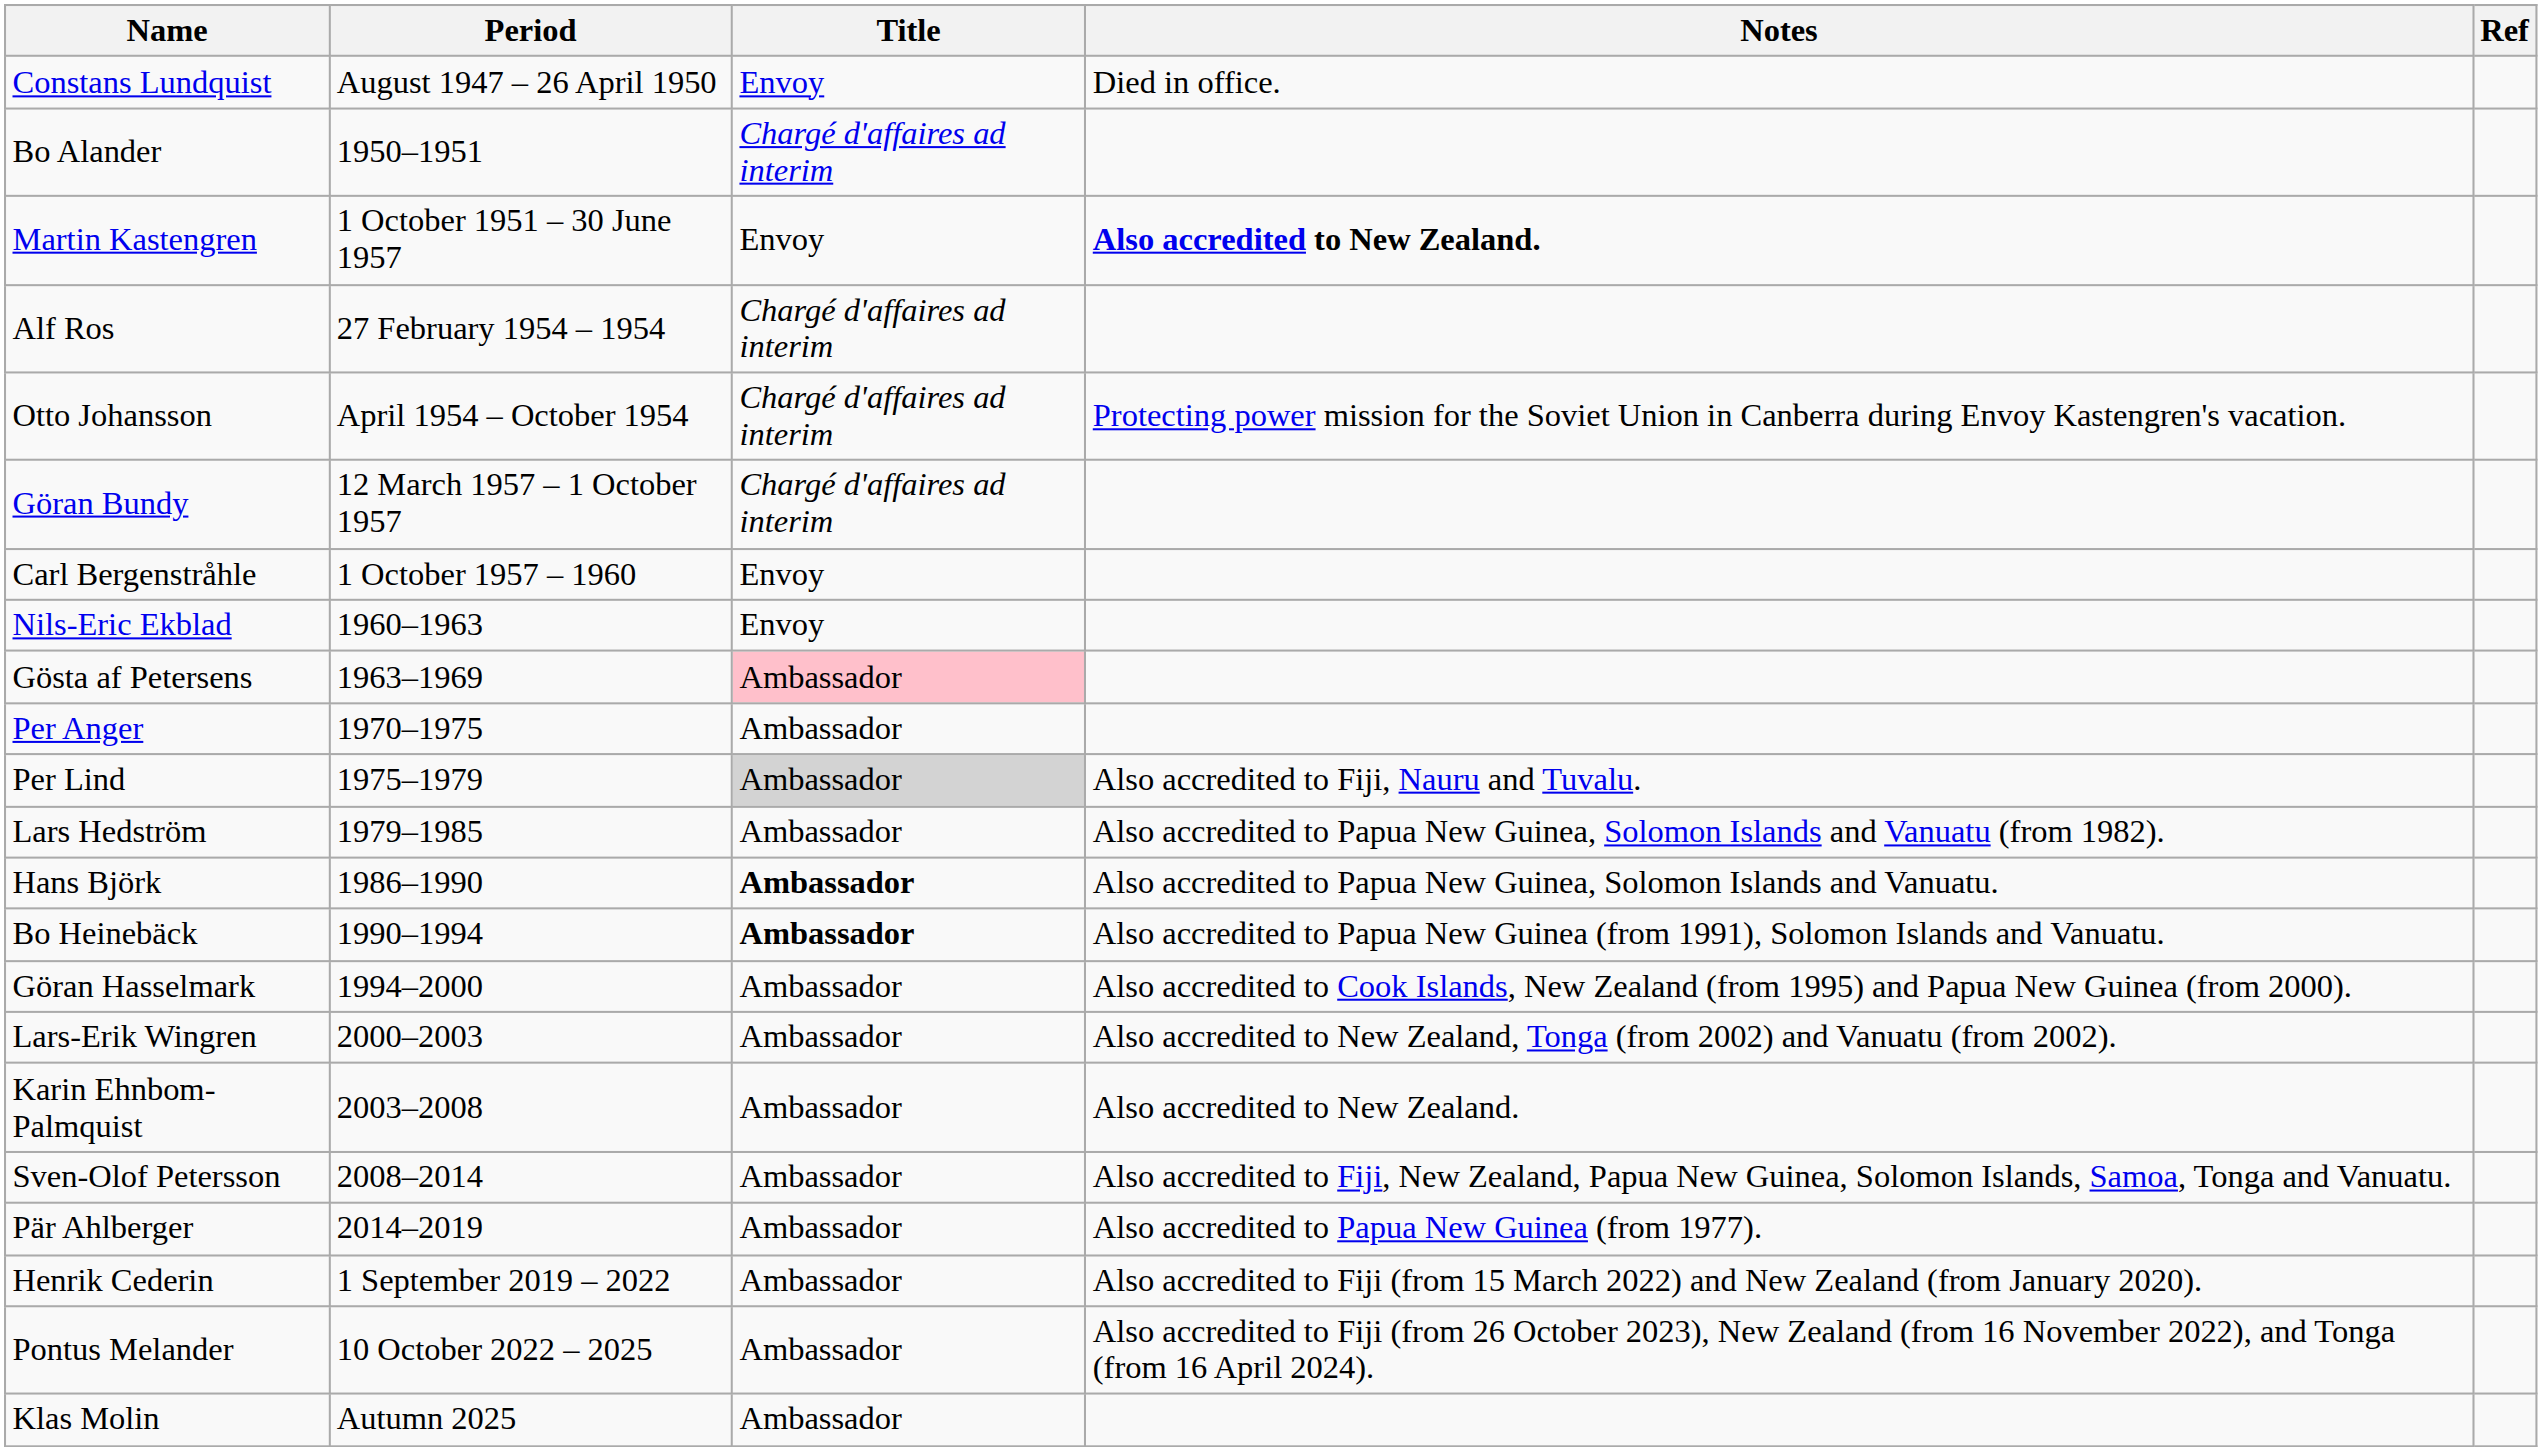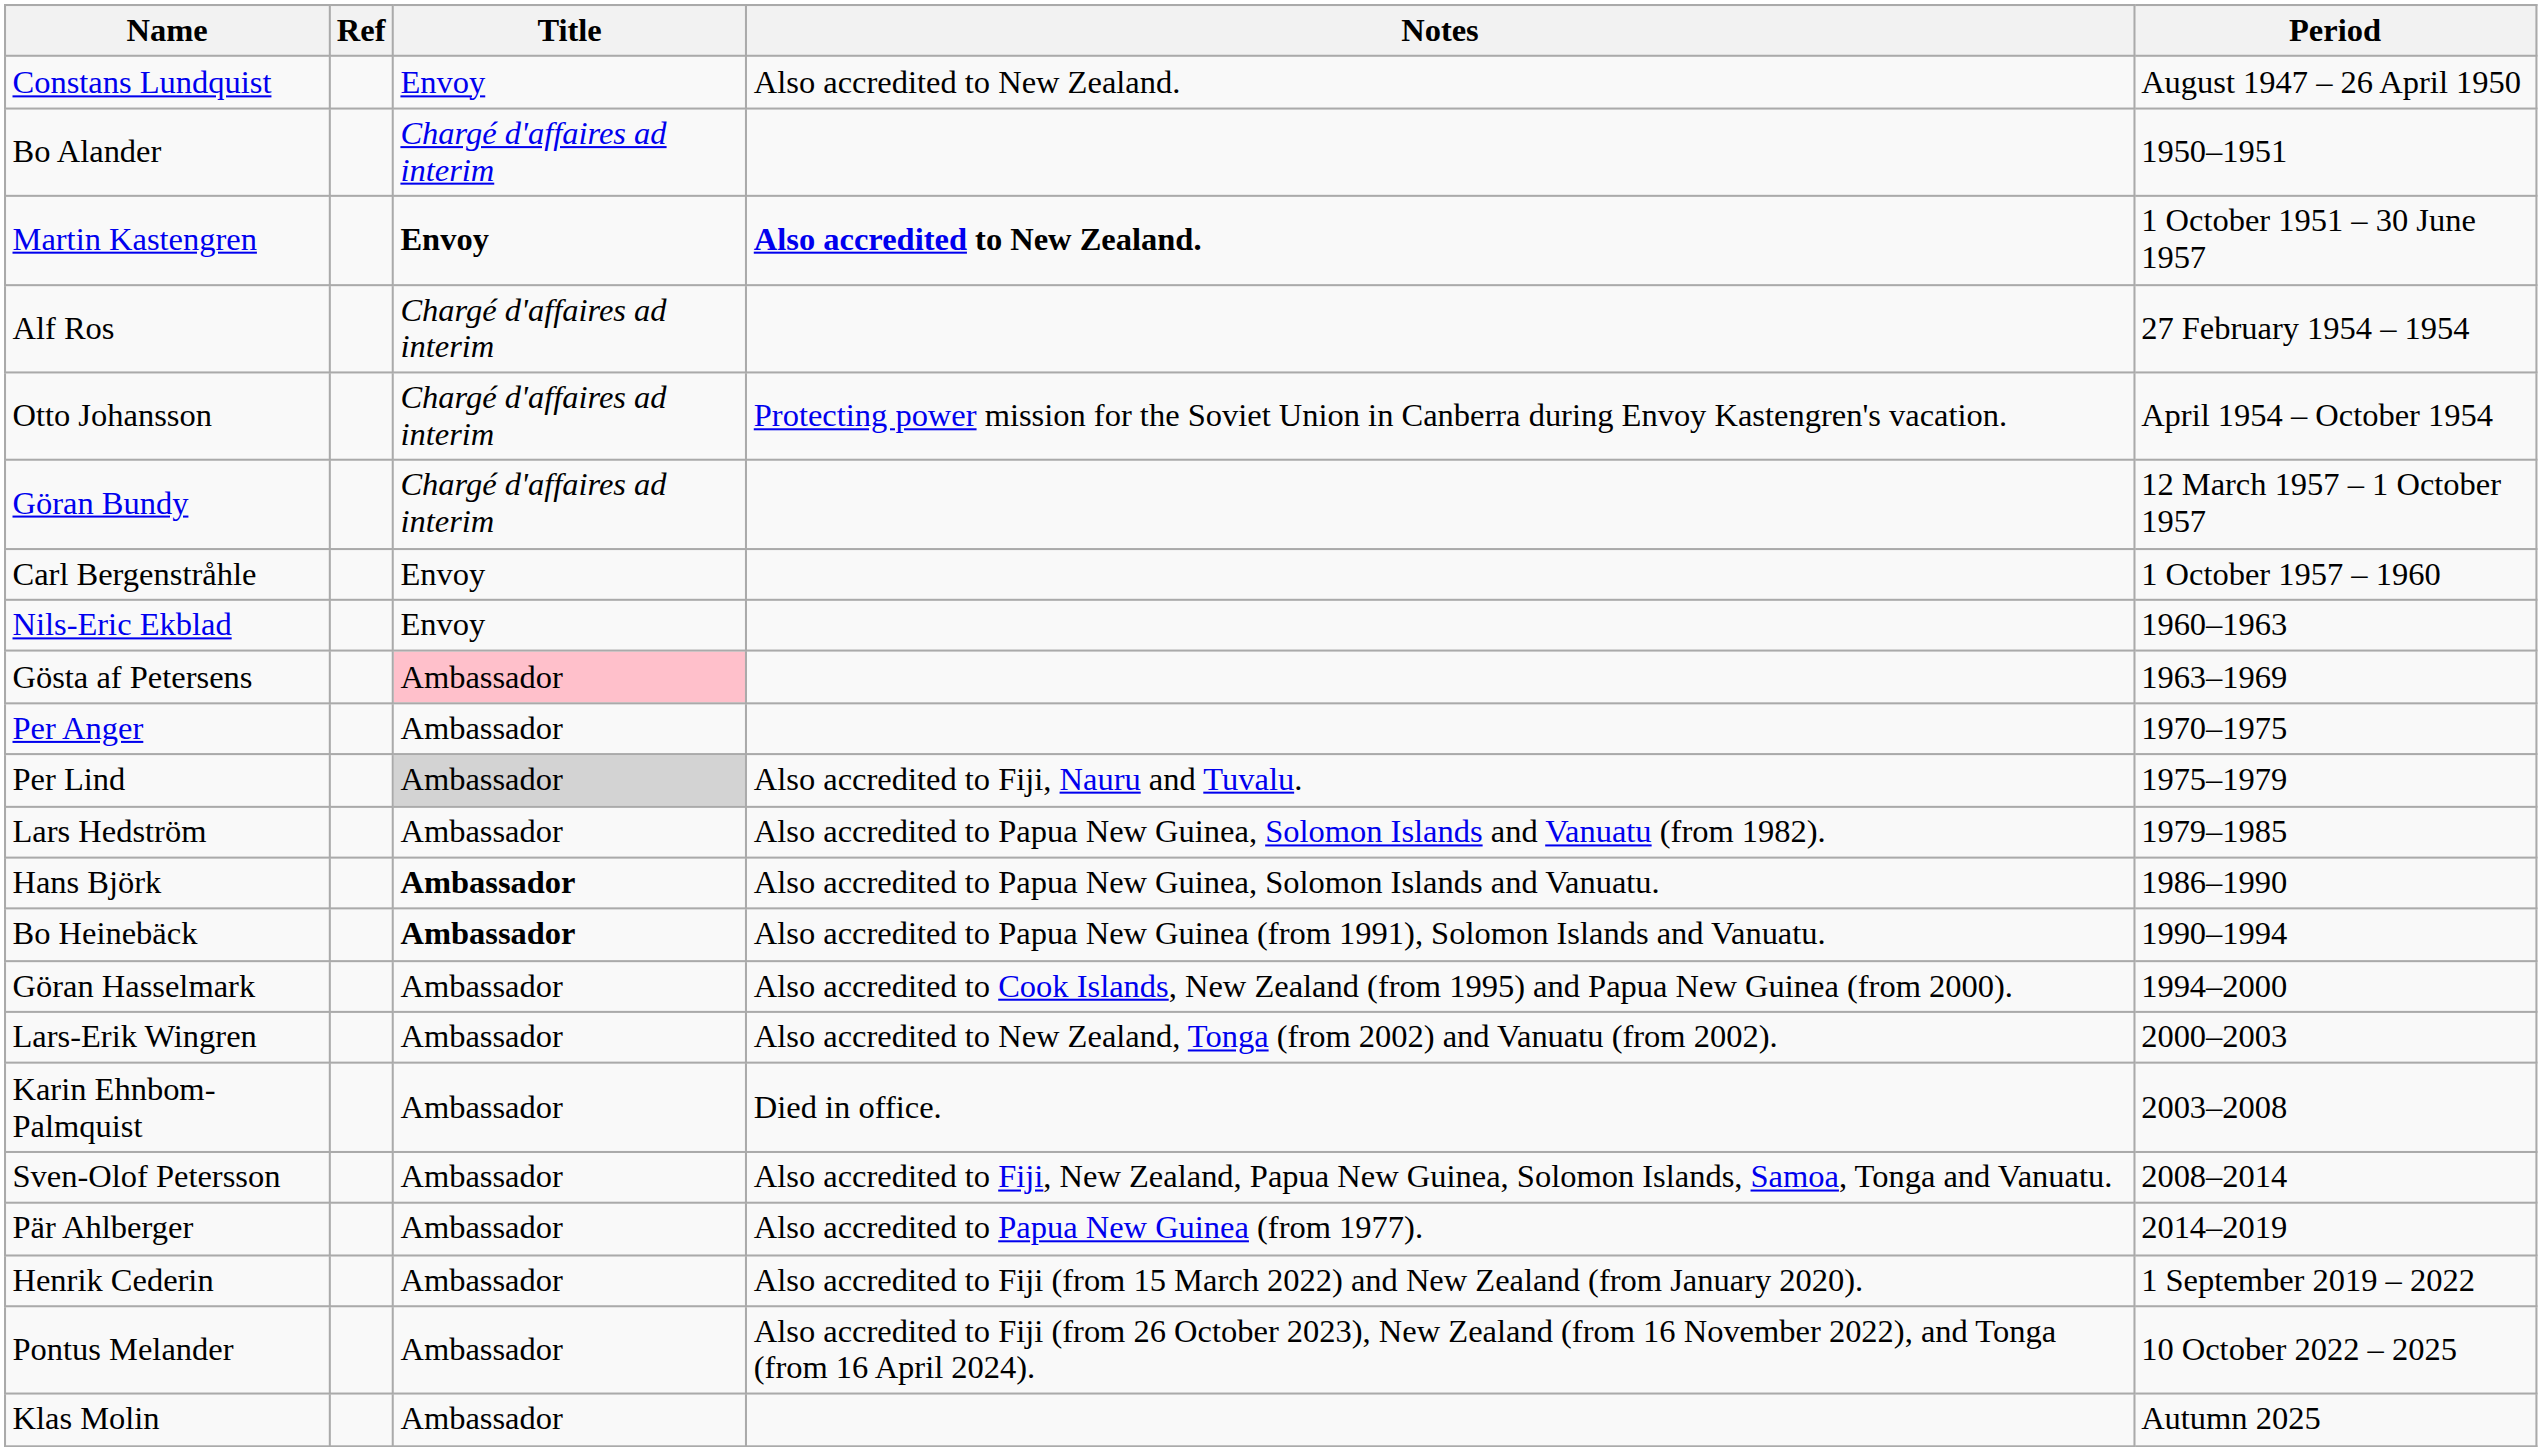columns swapped: (531, 30) <-> (2505, 30)
(1187, 81) Died in office. -> (967, 81) Also accredited to New Zealand.
(782, 239) normal -> (445, 239) bold
(1306, 1106) Also accredited to New Zealand. -> (848, 1106) Died in office.
